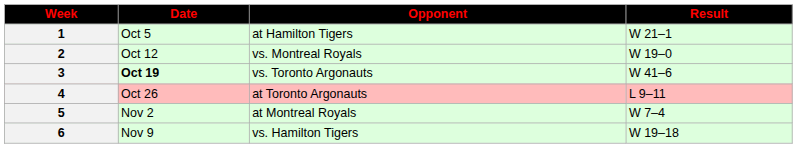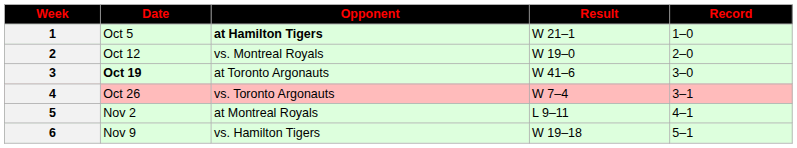+ column: (731, 14)
(302, 34) normal -> (268, 34) bold
(312, 73) vs. Toronto Argonauts -> (271, 73) at Toronto Argonauts
(310, 93) at Toronto Argonauts -> (274, 93) vs. Toronto Argonauts
(647, 93) L 9–11 -> (550, 93) W 7–4
(647, 113) W 7–4 -> (550, 113) L 9–11
